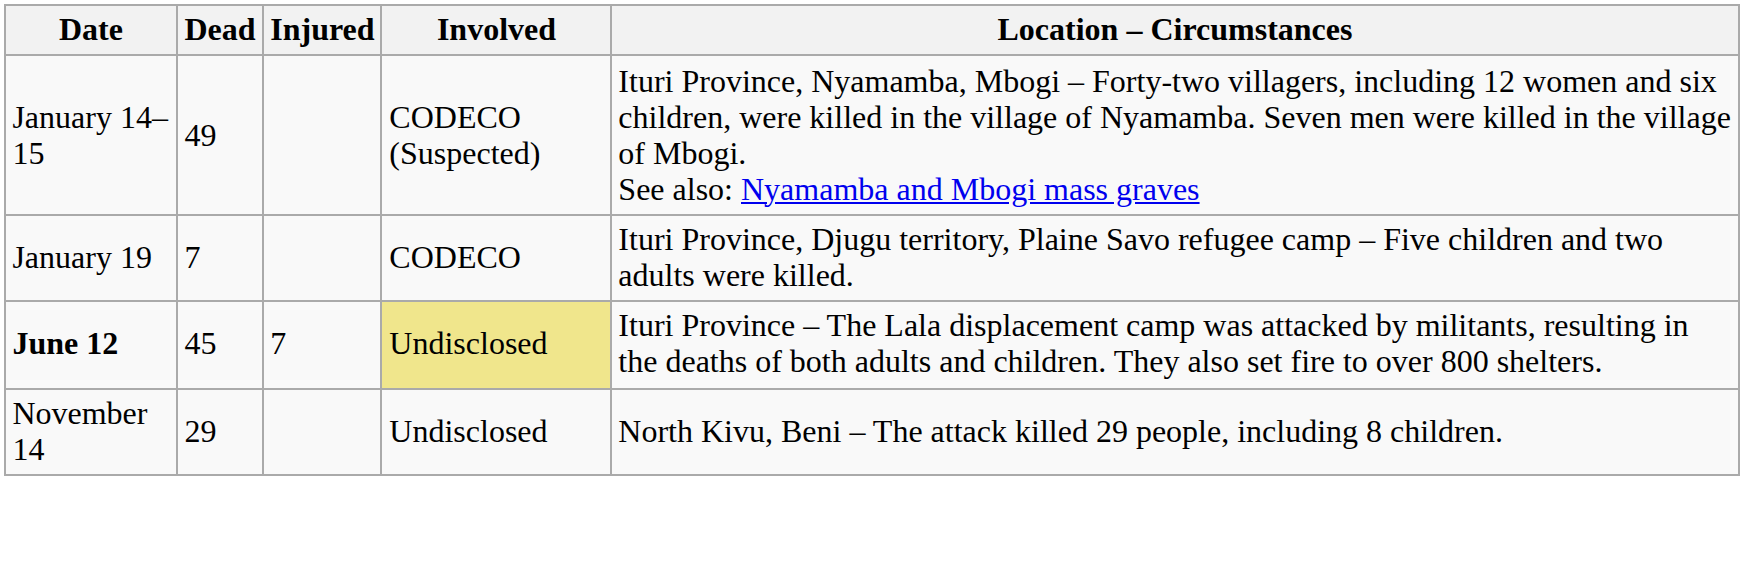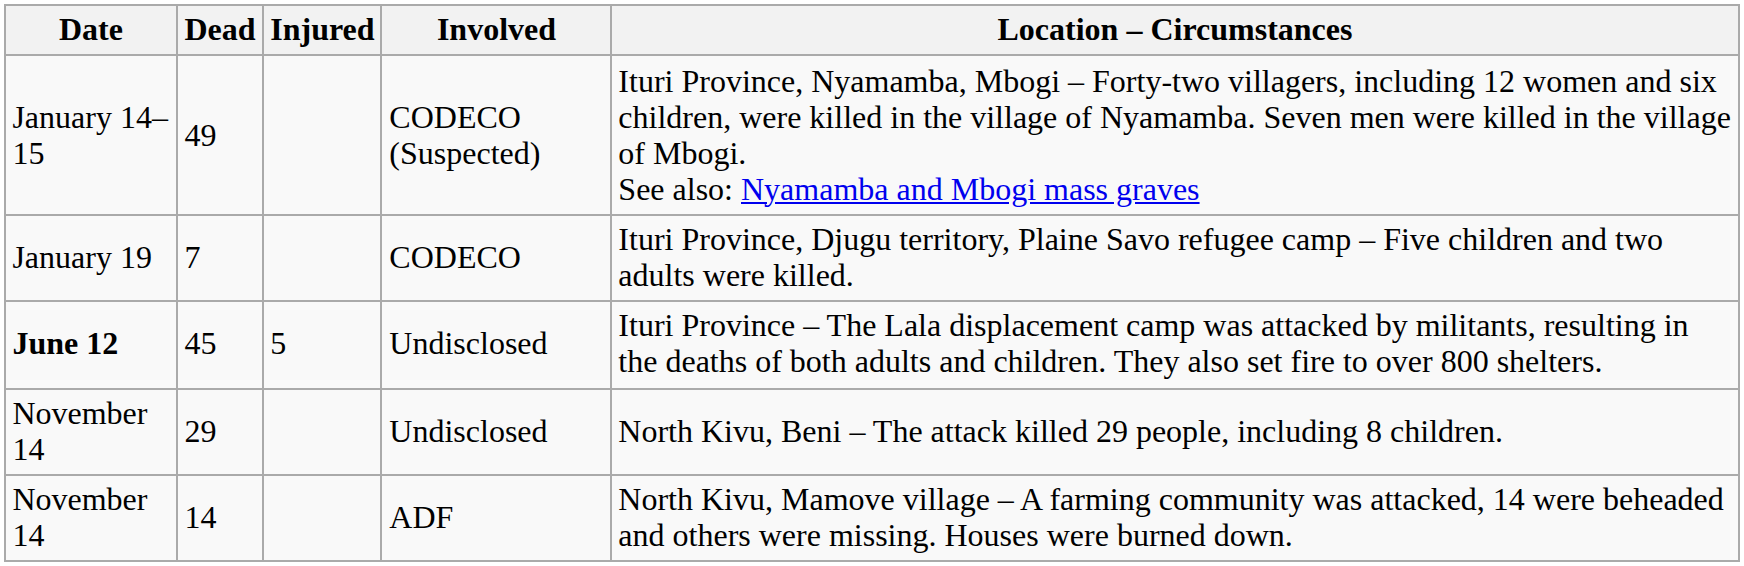(278, 344) 7 -> (278, 344) 5
(468, 344) khaki background -> (468, 344) no background
+ row: (200, 517)
